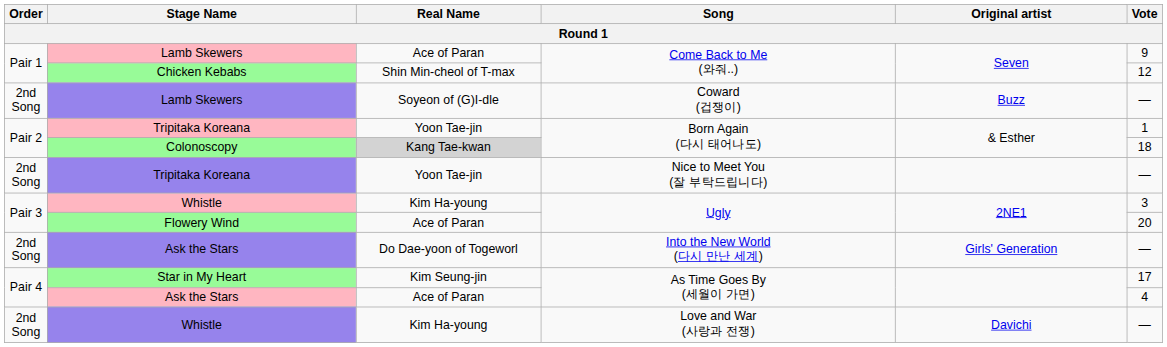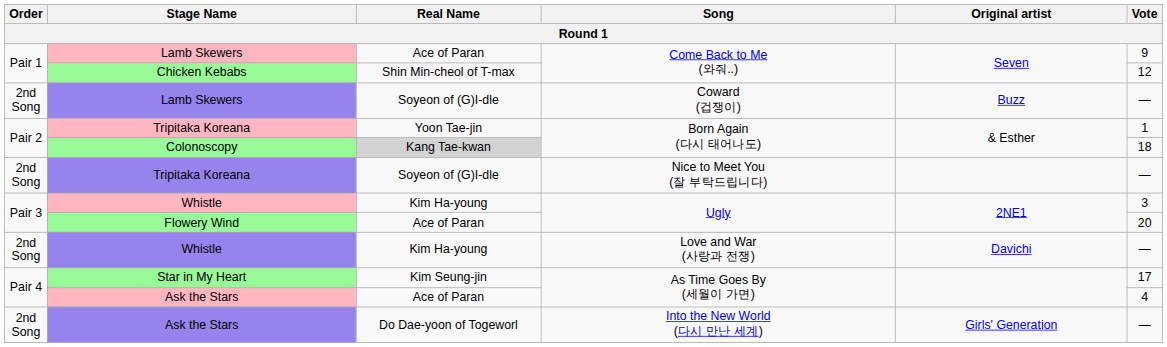(448, 175) Yoon Tae-jin -> (448, 175) Soyeon of (G)I-dle
rows swapped: (202, 324) <-> (202, 250)
